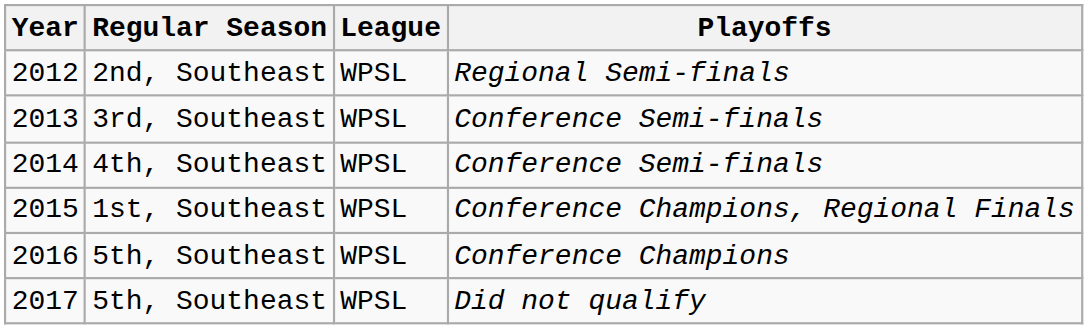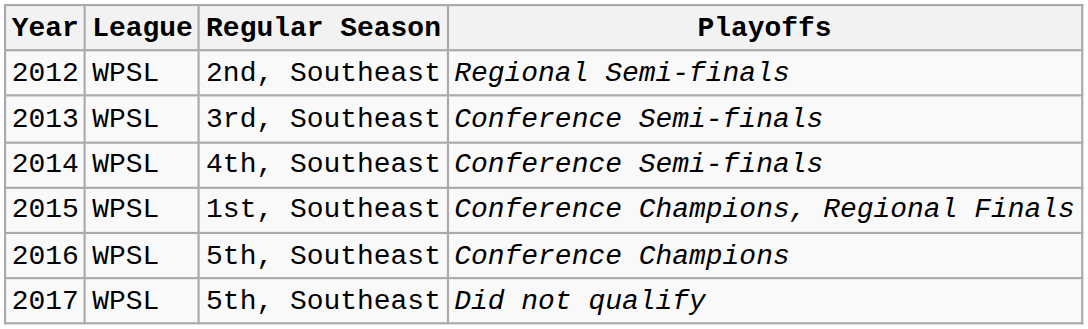columns swapped: (391, 28) <-> (210, 28)
